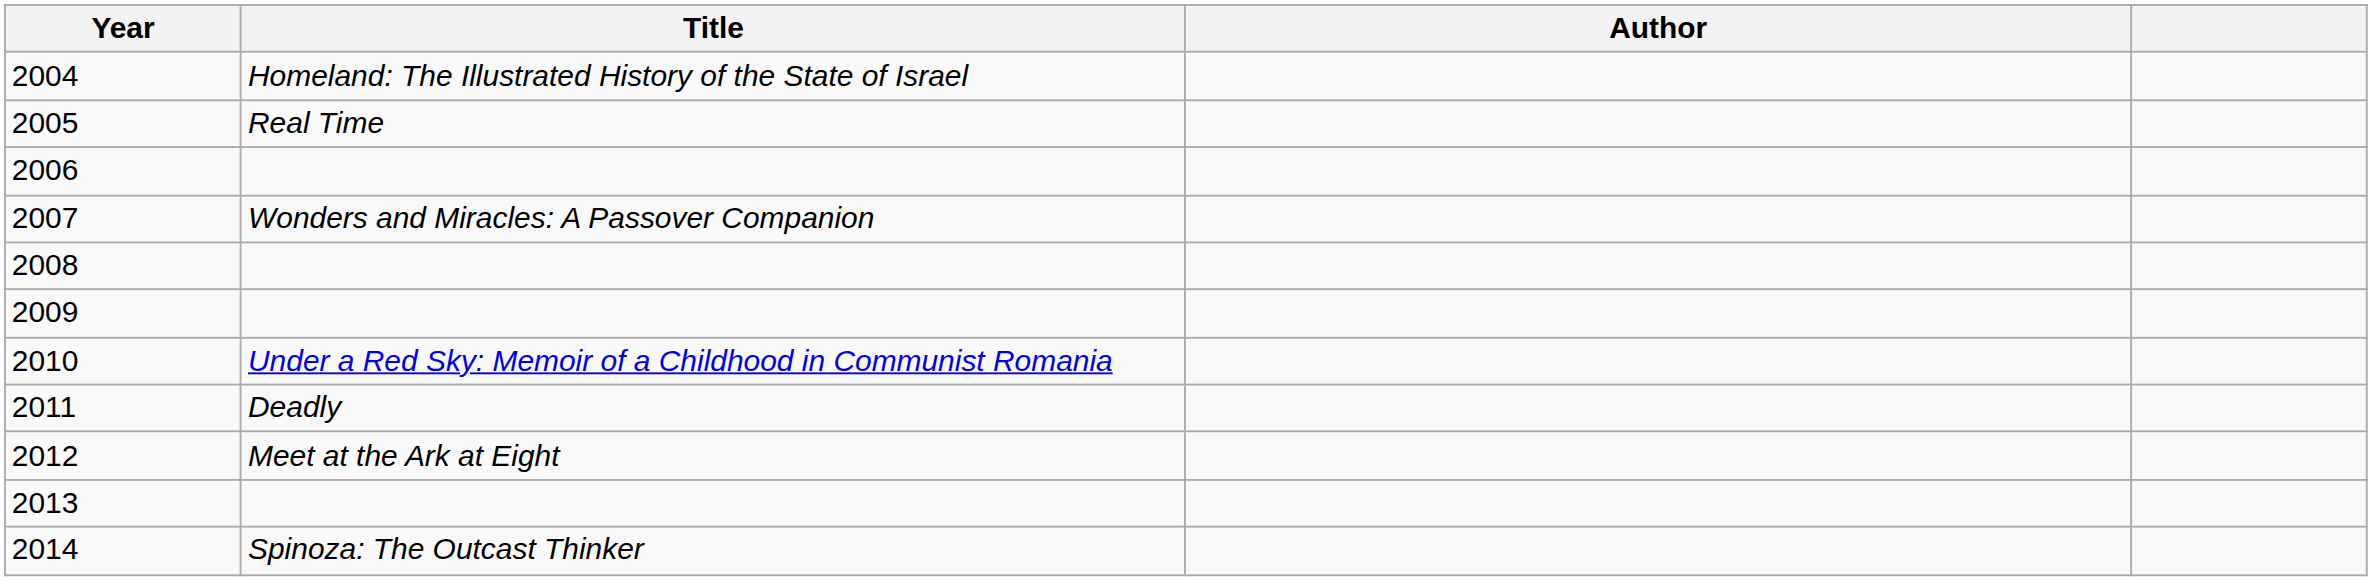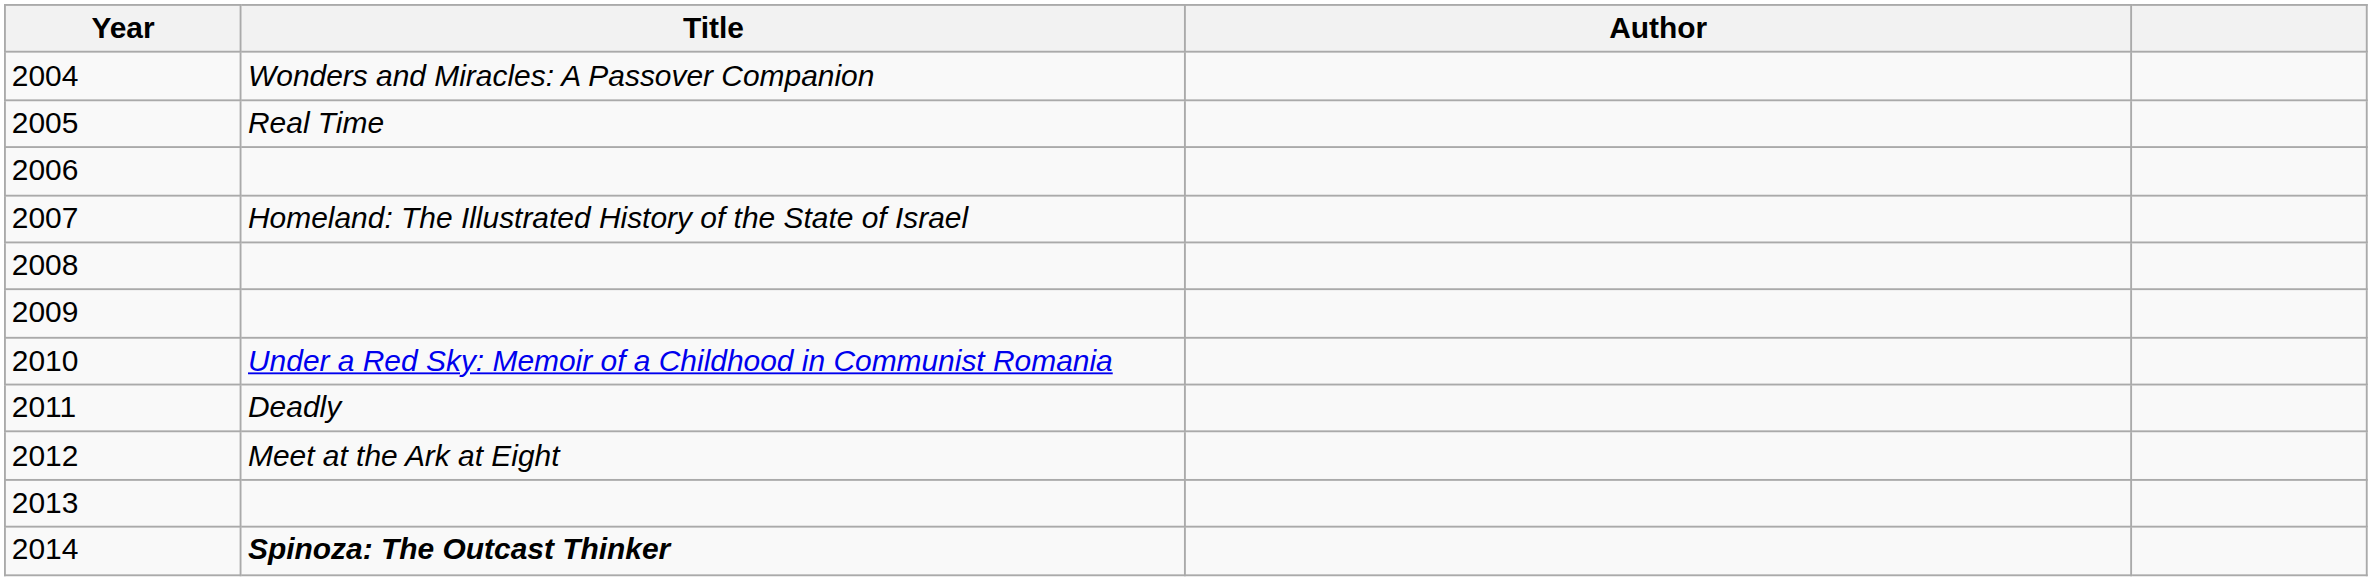(608, 75) Homeland: The Illustrated History of the State of Israel -> (561, 75) Wonders and Miracles: A Passover Companion
(561, 218) Wonders and Miracles: A Passover Companion -> (608, 218) Homeland: The Illustrated History of the State of Israel
(446, 550) normal -> (459, 550) bold
